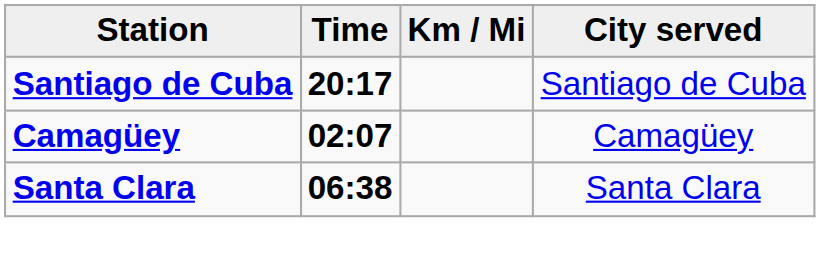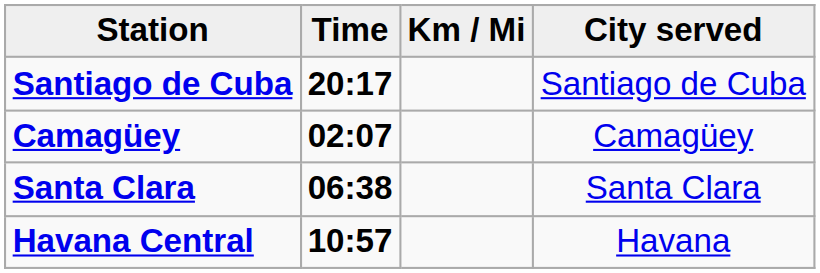+ row: (133, 240)
